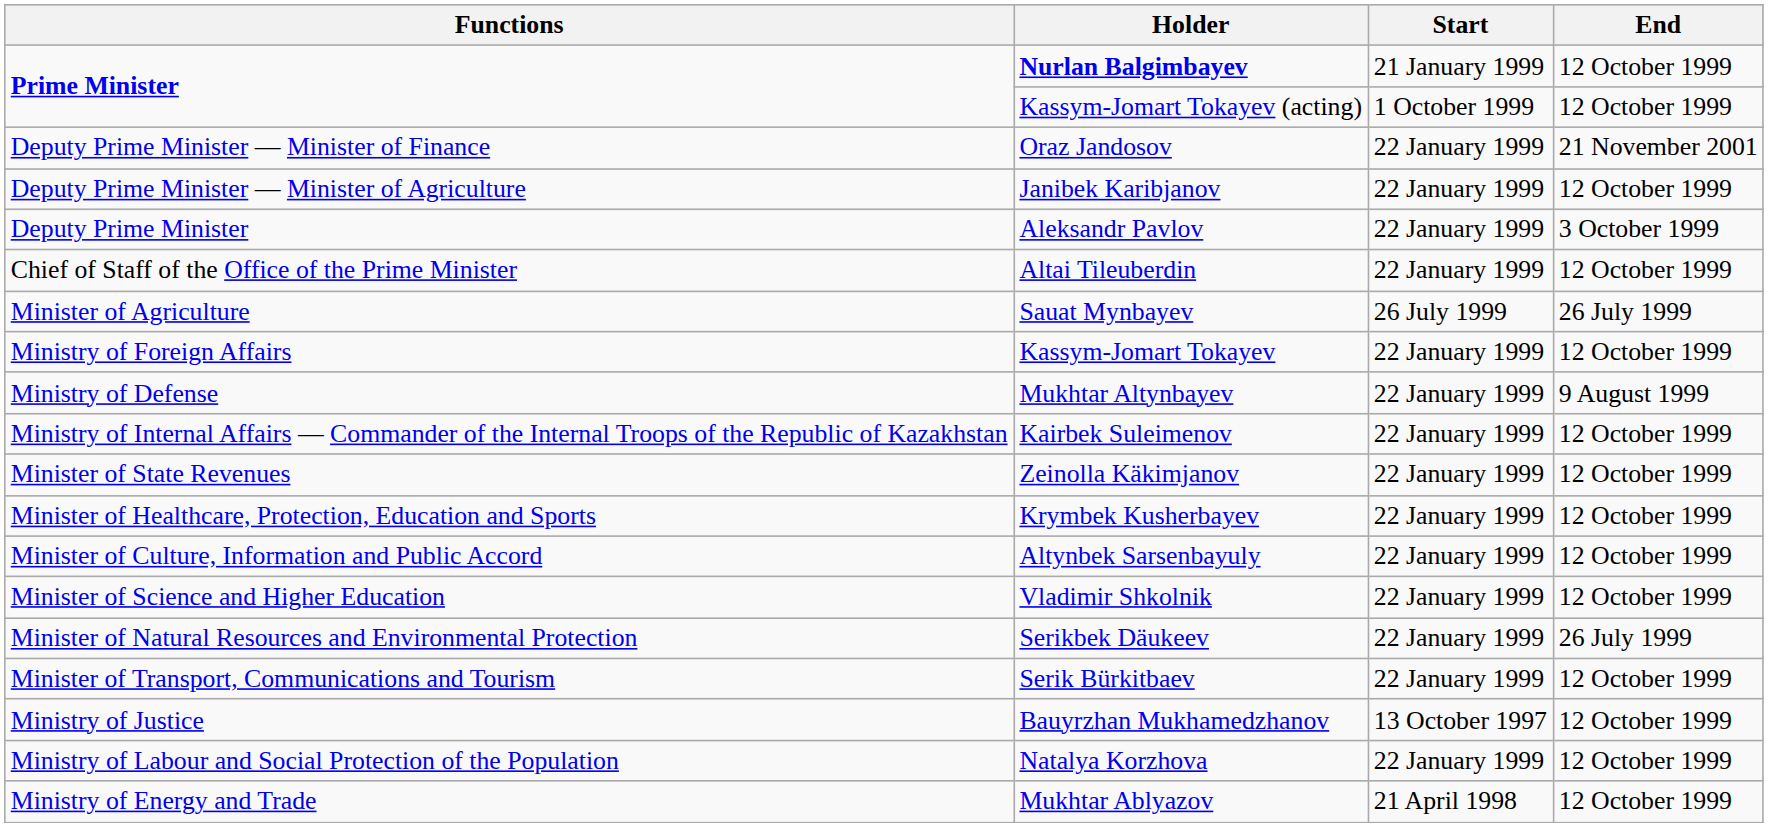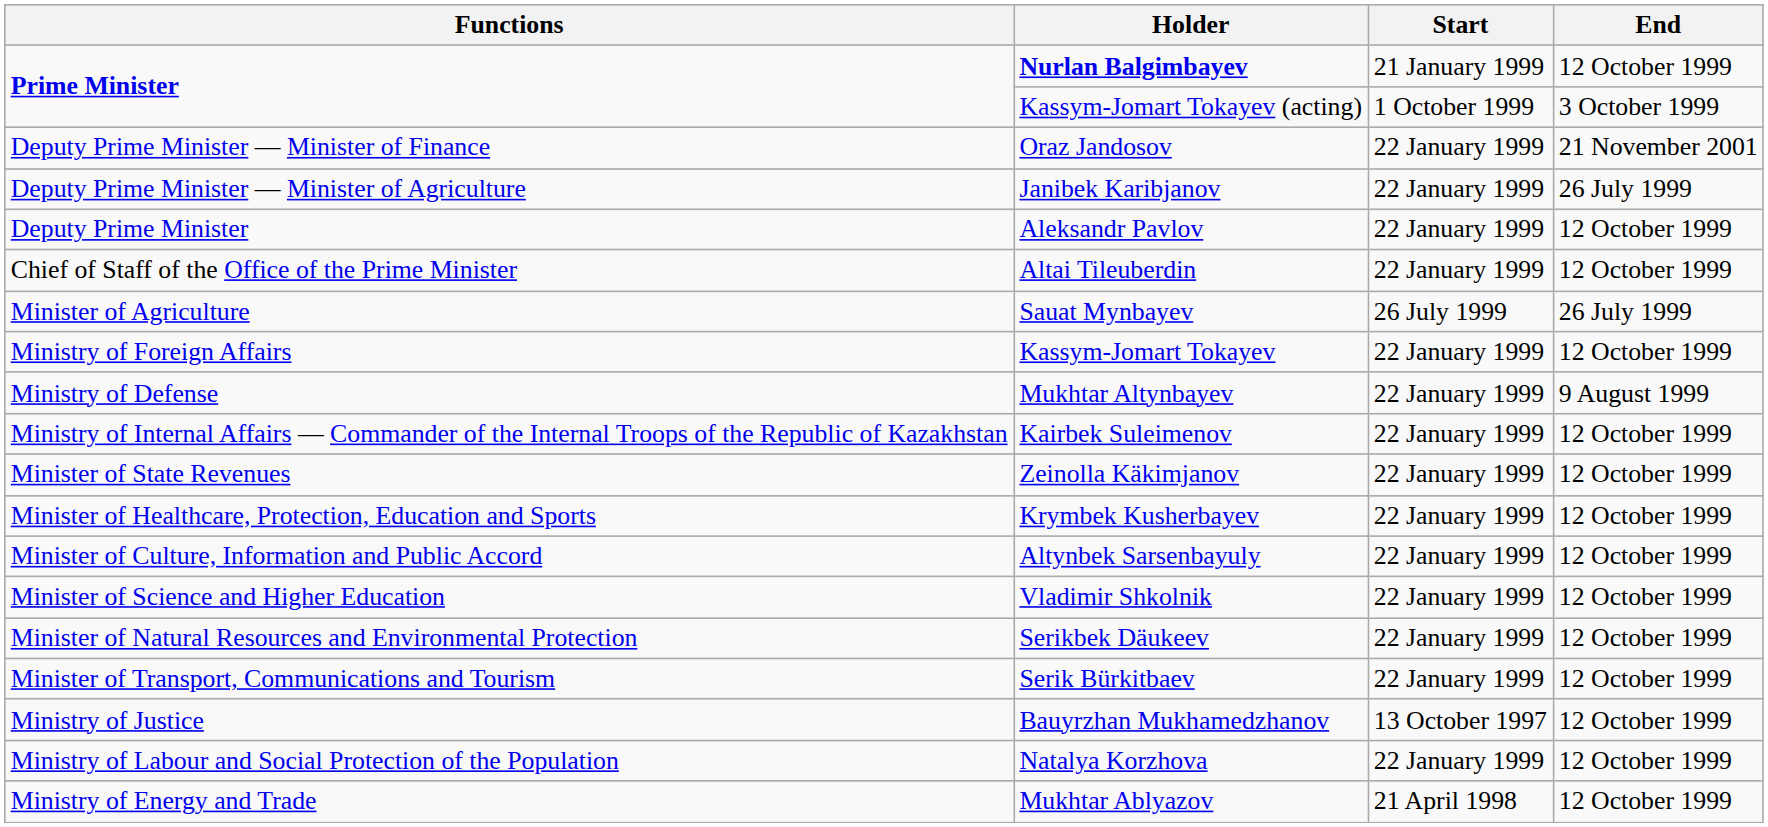(1645, 106) 12 October 1999 -> (1639, 106) 3 October 1999
(1645, 188) 12 October 1999 -> (1625, 188) 26 July 1999
(1639, 229) 3 October 1999 -> (1645, 229) 12 October 1999
(1625, 637) 26 July 1999 -> (1645, 637) 12 October 1999
